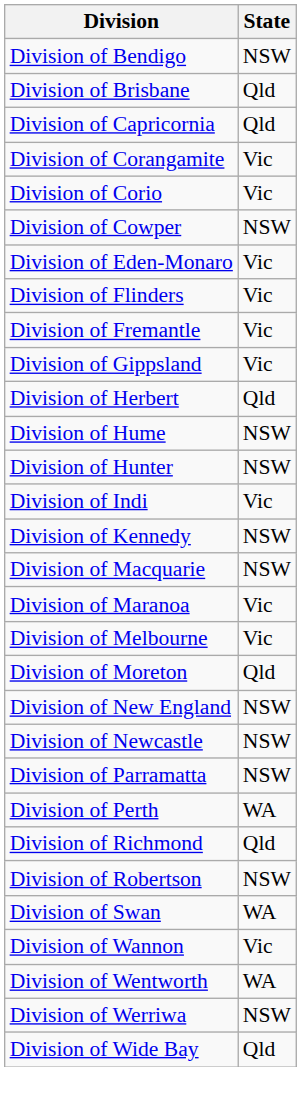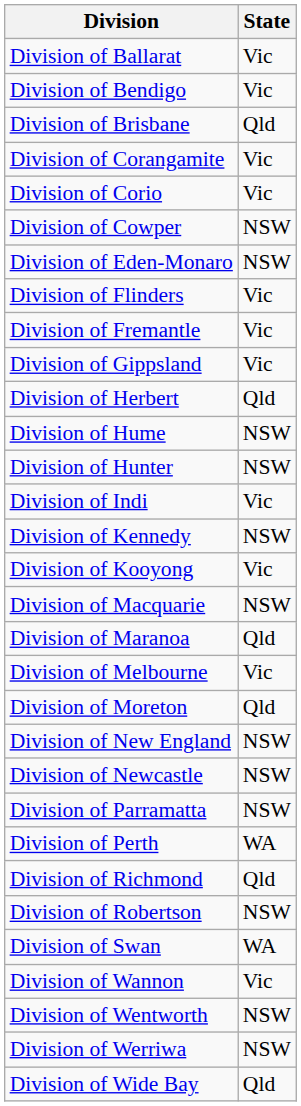+ row: (95, 55)
(267, 55) NSW -> (258, 90) Vic
- row: (112, 124)
(258, 261) Vic -> (267, 261) NSW
+ row: (101, 569)
(258, 603) Vic -> (259, 638) Qld
(260, 980) WA -> (267, 1015) NSW
